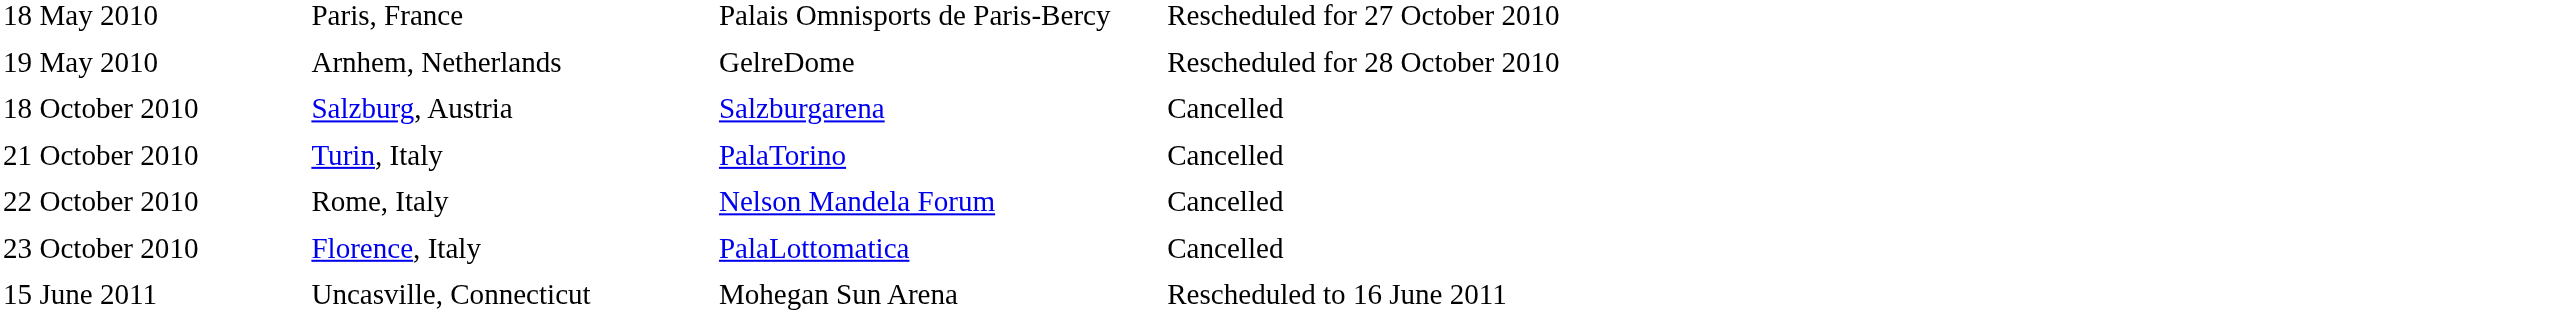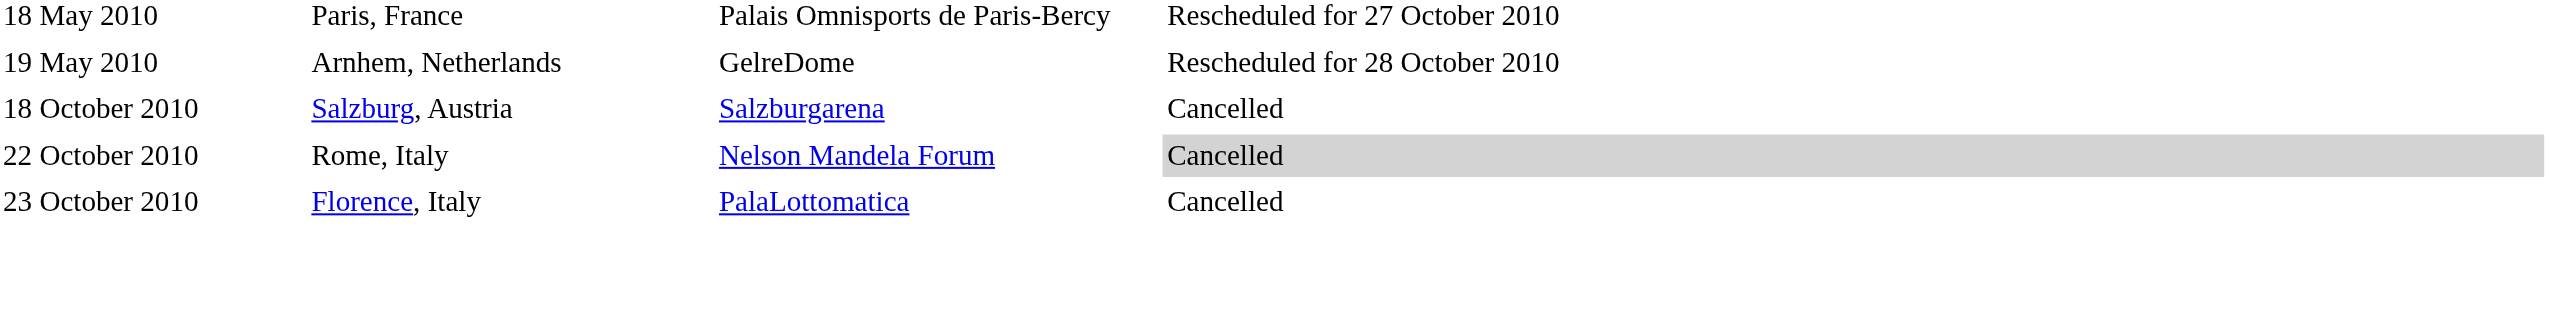- row: (101, 155)
(1225, 201) no background -> (1225, 155) lightgrey background
- row: (80, 294)
